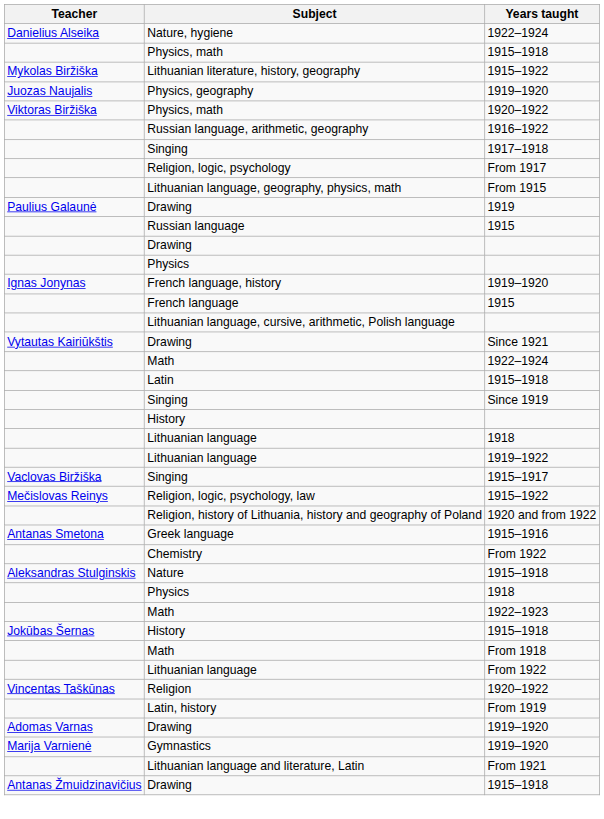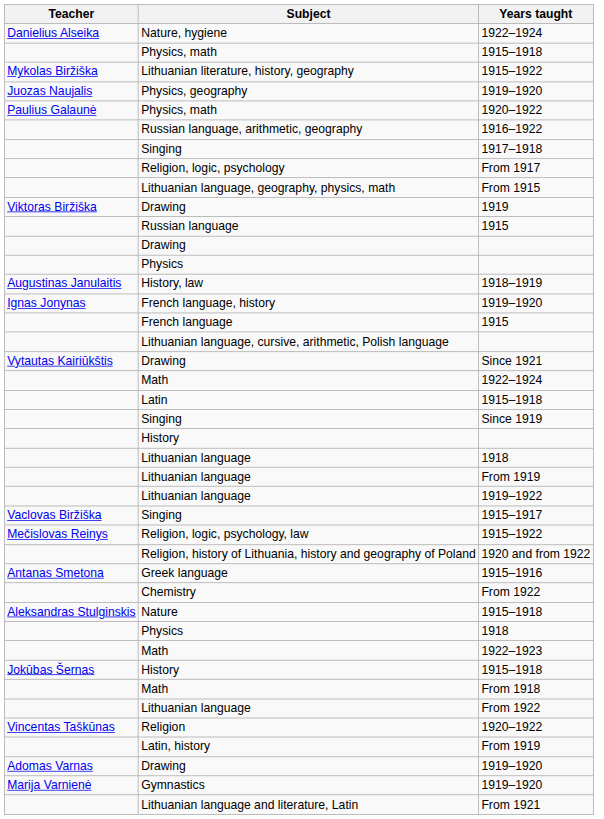(52, 110) Viktoras Biržiška -> (52, 110) Paulius Galaunė
(52, 206) Paulius Galaunė -> (52, 206) Viktoras Biržiška
+ row: (172, 284)
+ row: (196, 476)
- row: (170, 785)
